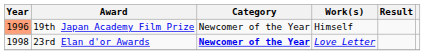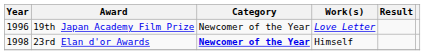(18, 27) lightsalmon background -> (18, 27) no background
(334, 27) Himself -> (345, 27) Love Letter
(345, 42) Love Letter -> (334, 42) Himself
